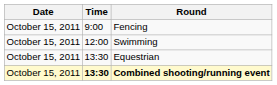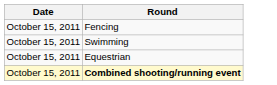- column: (97, 12)
